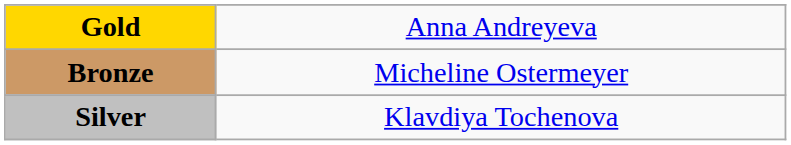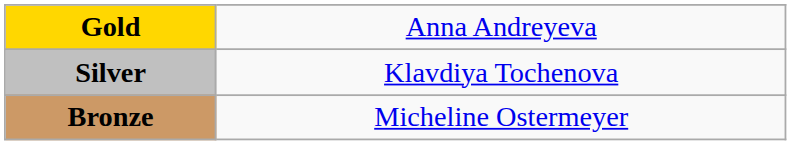rows swapped: (111, 116) <-> (111, 71)
